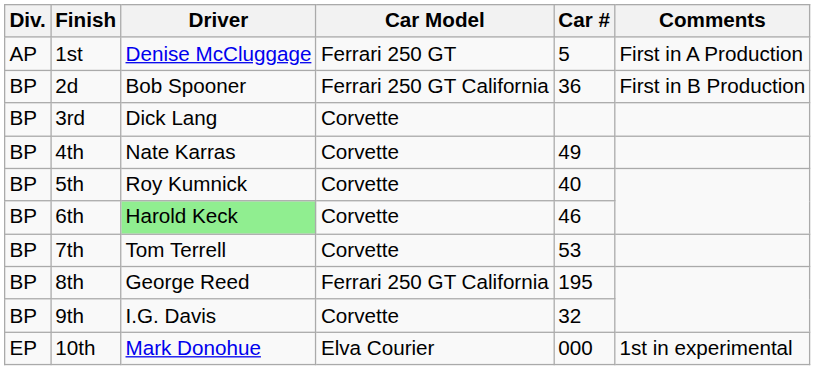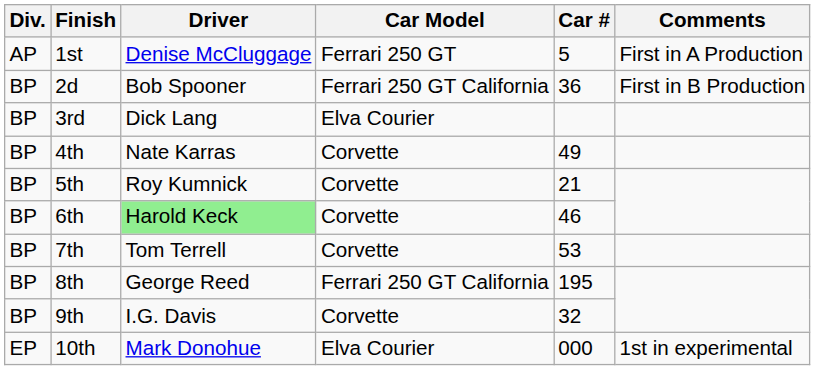(360, 119) Corvette -> (378, 119) Elva Courier
(570, 184) 40 -> (570, 184) 21
